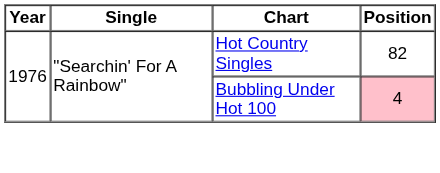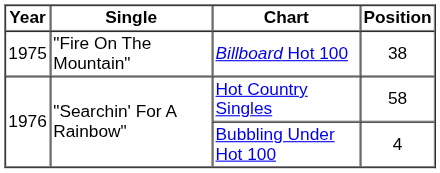+ row: (282, 53)
(398, 53) 82 -> (398, 99) 58
(398, 99) pink background -> (398, 144) no background
